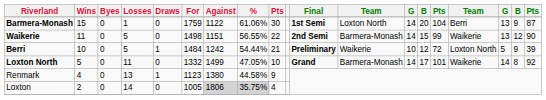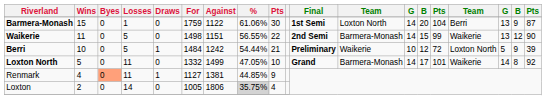(102, 75) no background -> (102, 75) lightsalmon background
(128, 75) 13 -> (128, 75) 11
(192, 75) 1123 -> (192, 75) 1127
(215, 75) 1380 -> (215, 75) 1381
(253, 75) 44.58% -> (253, 75) 44.85%
(215, 88) lightgrey background -> (215, 88) no background
